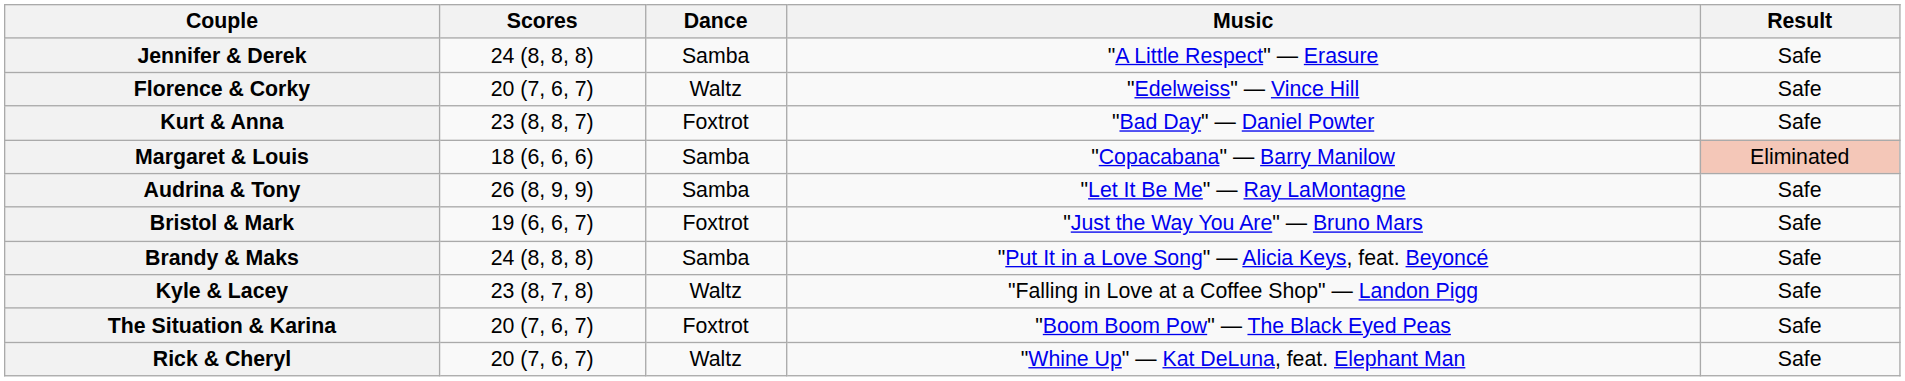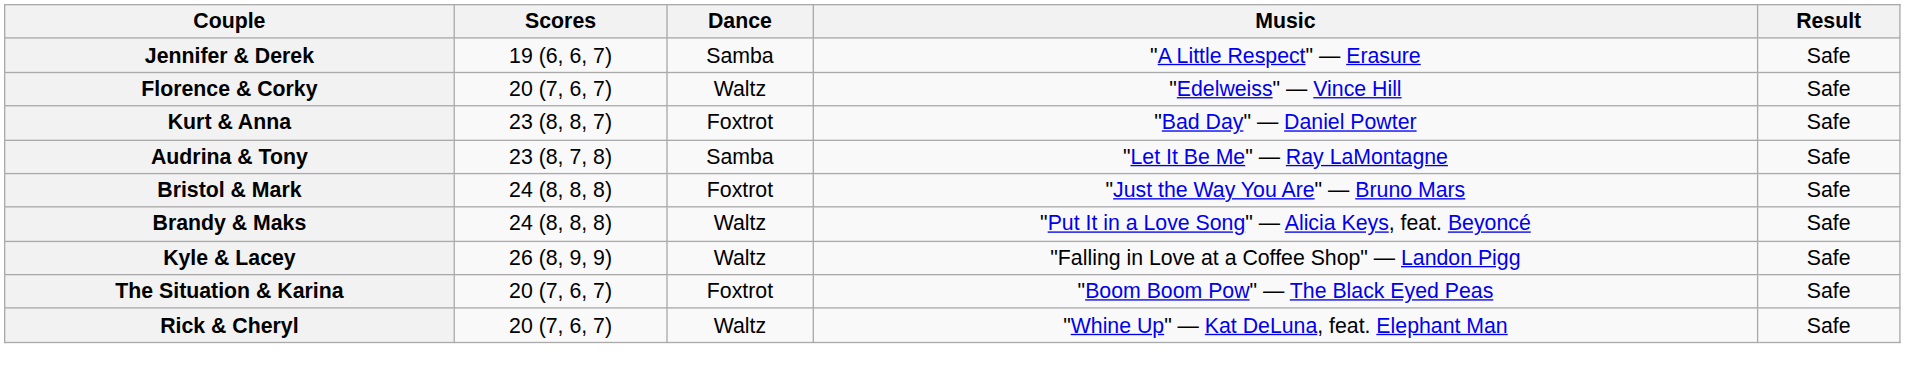(542, 55) 24 (8, 8, 8) -> (561, 55) 19 (6, 6, 7)
- row: (222, 156)
(542, 190) 26 (8, 9, 9) -> (561, 156) 23 (8, 7, 8)
(542, 223) 19 (6, 6, 7) -> (561, 190) 24 (8, 8, 8)
(716, 257) Samba -> (740, 223) Waltz
(542, 291) 23 (8, 7, 8) -> (561, 257) 26 (8, 9, 9)
